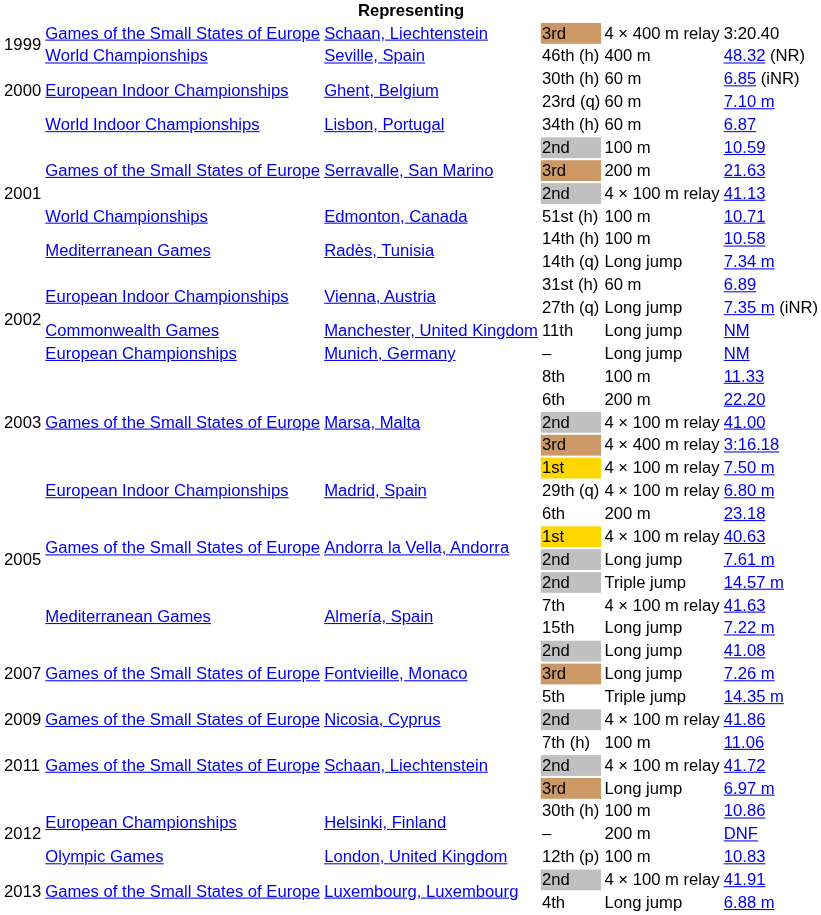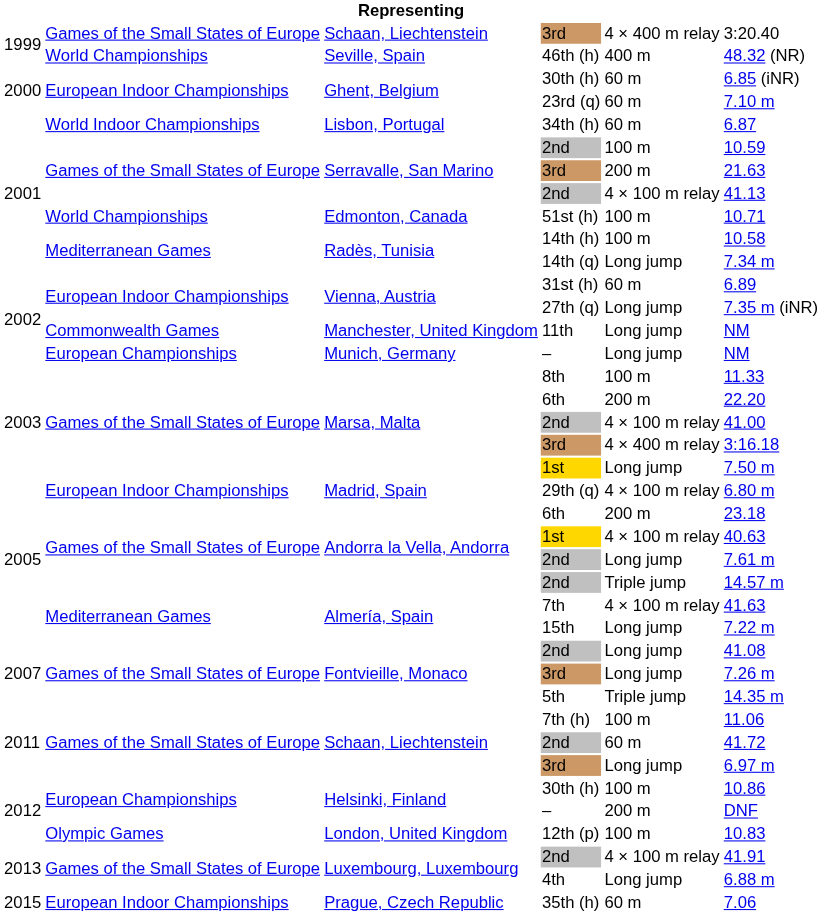(662, 468) 4 × 100 m relay -> (643, 468) Long jump
- row: (23, 719)
(662, 765) 4 × 100 m relay -> (623, 742) 60 m
+ row: (23, 902)
